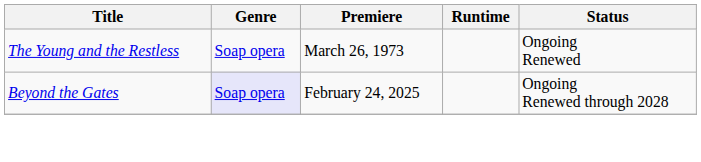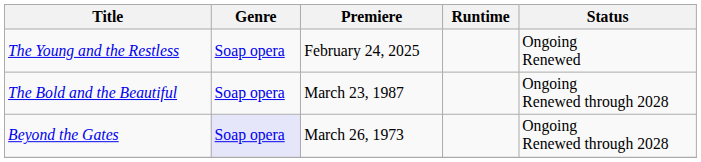(354, 50) March 26, 1973 -> (362, 50) February 24, 2025
+ row: (93, 93)
(362, 93) February 24, 2025 -> (354, 135) March 26, 1973
